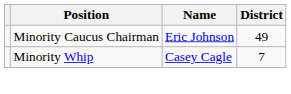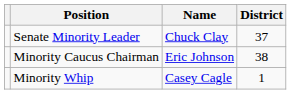+ row: (77, 36)
(262, 36) 49 -> (262, 57) 38
(262, 57) 7 -> (262, 78) 1
